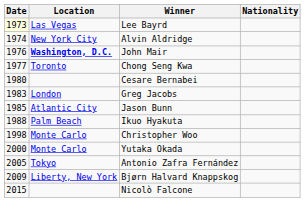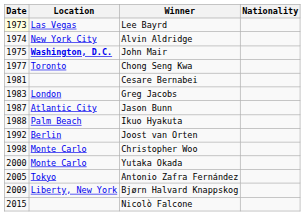(17, 53) 1976 -> (17, 53) 1975
(17, 80) 1980 -> (17, 80) 1981
(17, 108) 1985 -> (17, 108) 1987
+ row: (159, 135)
